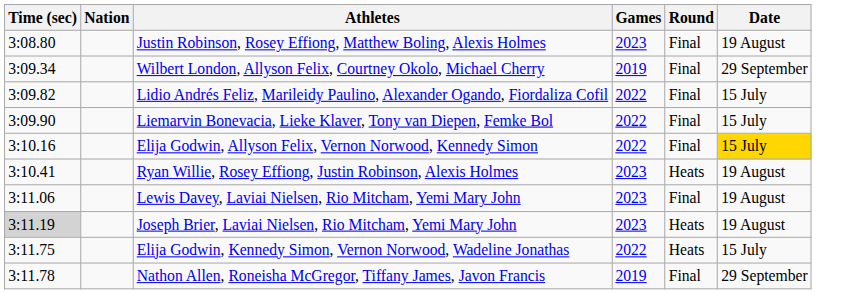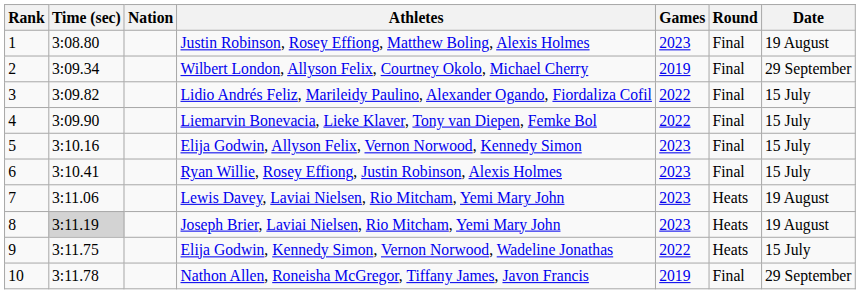+ column: (26, 17)
(631, 146) 2022 -> (675, 146) 2023
(744, 146) gold background -> (788, 146) no background
(687, 172) Heats -> (729, 172) Final
(753, 172) 19 August -> (788, 172) 15 July
(685, 198) Final -> (730, 198) Heats
